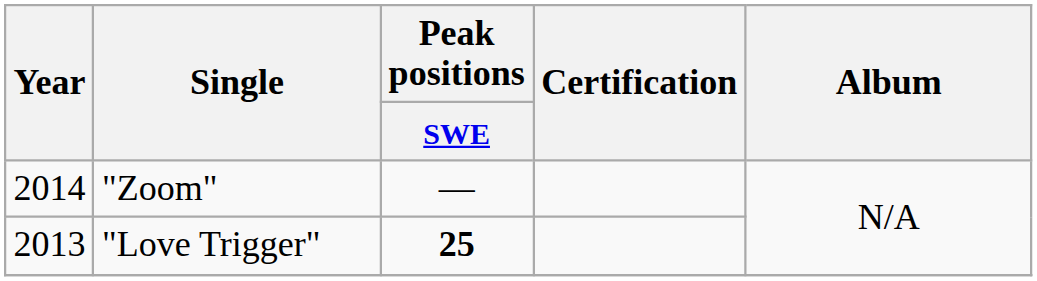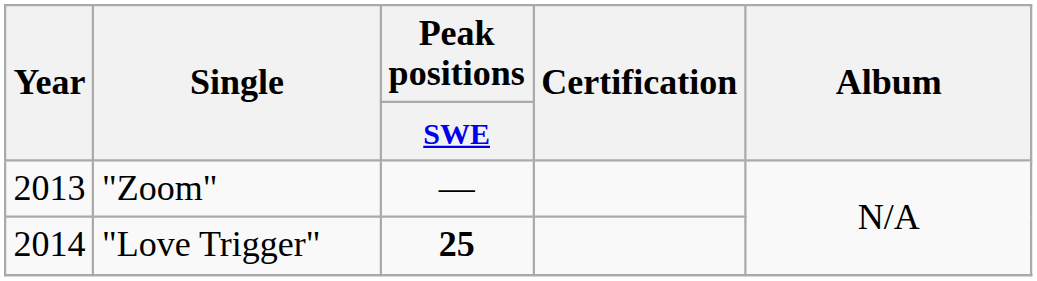(49, 187) 2014 -> (49, 187) 2013
(49, 244) 2013 -> (49, 244) 2014
